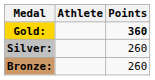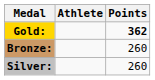(137, 31) 360 -> (137, 31) 362
rows swapped: (30, 48) <-> (30, 66)
